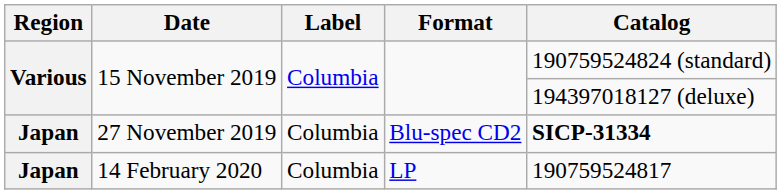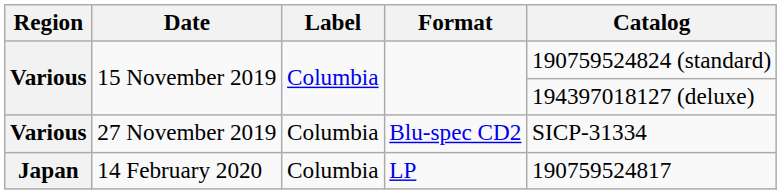(48, 133) Japan -> (48, 133) Various
(591, 133) bold -> (589, 133) normal
